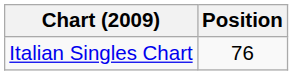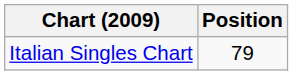(242, 53) 76 -> (242, 53) 79
